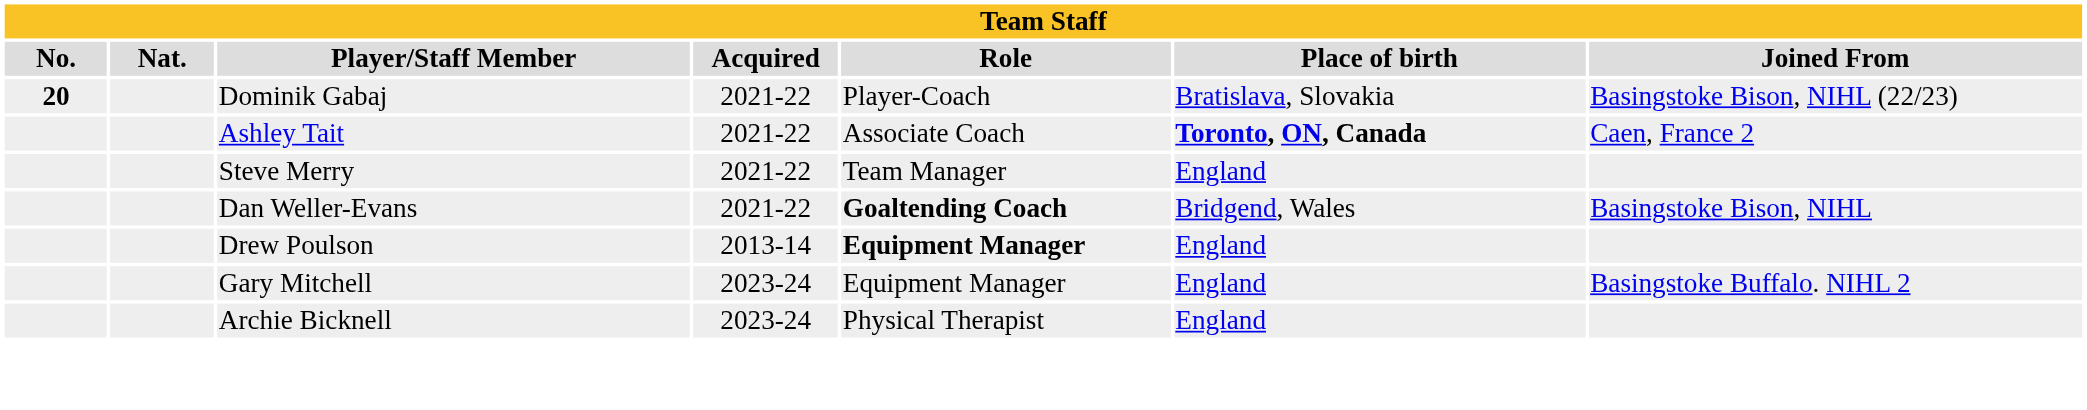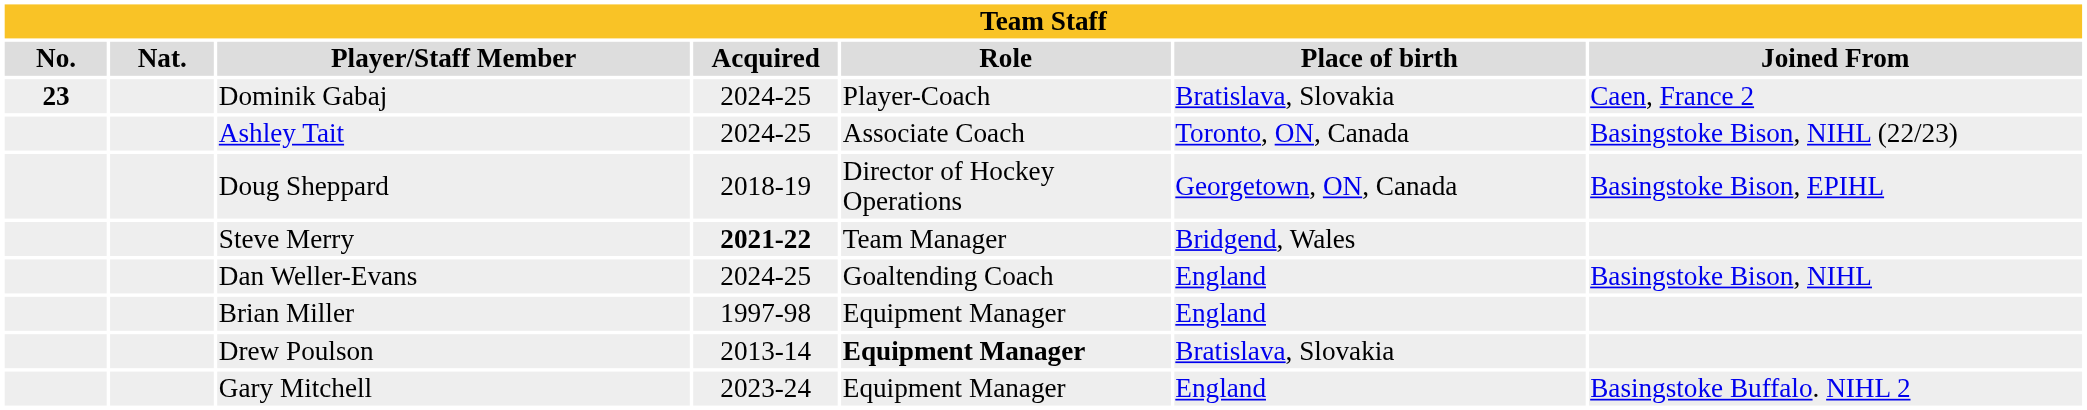(56, 95) 20 -> (56, 95) 23
(766, 95) 2021-22 -> (766, 95) 2024-25
(1774, 95) Basingstoke Bison, NIHL (22/23) -> (1672, 95) Caen, France 2
(766, 133) 2021-22 -> (766, 133) 2024-25
(1301, 133) bold -> (1292, 133) normal
(1672, 133) Caen, France 2 -> (1774, 133) Basingstoke Bison, NIHL (22/23)
+ row: (304, 185)
(766, 170) normal -> (766, 238) bold
(1221, 170) England -> (1265, 238) Bridgend, Wales
(766, 208) 2021-22 -> (766, 276) 2024-25
(955, 208) bold -> (948, 276) normal
(1265, 208) Bridgend, Wales -> (1221, 276) England
+ row: (286, 313)
(1221, 245) England -> (1285, 350) Bratislava, Slovakia
- row: (305, 320)
